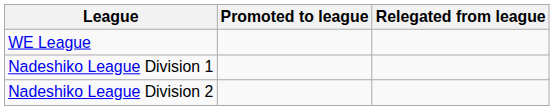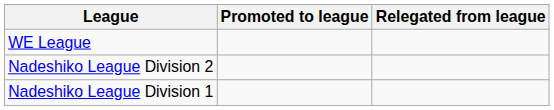rows swapped: (111, 67) <-> (111, 92)
